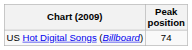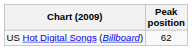(166, 38) 74 -> (166, 38) 62
